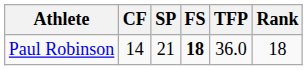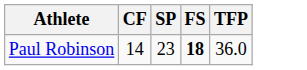- column: (277, 19)
(166, 49) 21 -> (166, 49) 23
